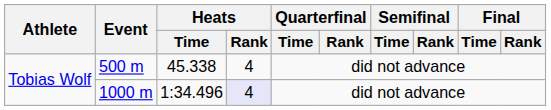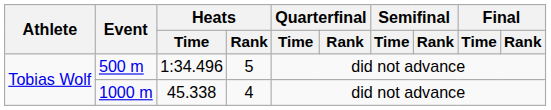(192, 67) 45.338 -> (192, 67) 1:34.496
(249, 67) 4 -> (249, 67) 5
(192, 93) 1:34.496 -> (192, 93) 45.338
(249, 93) lavender background -> (249, 93) no background
